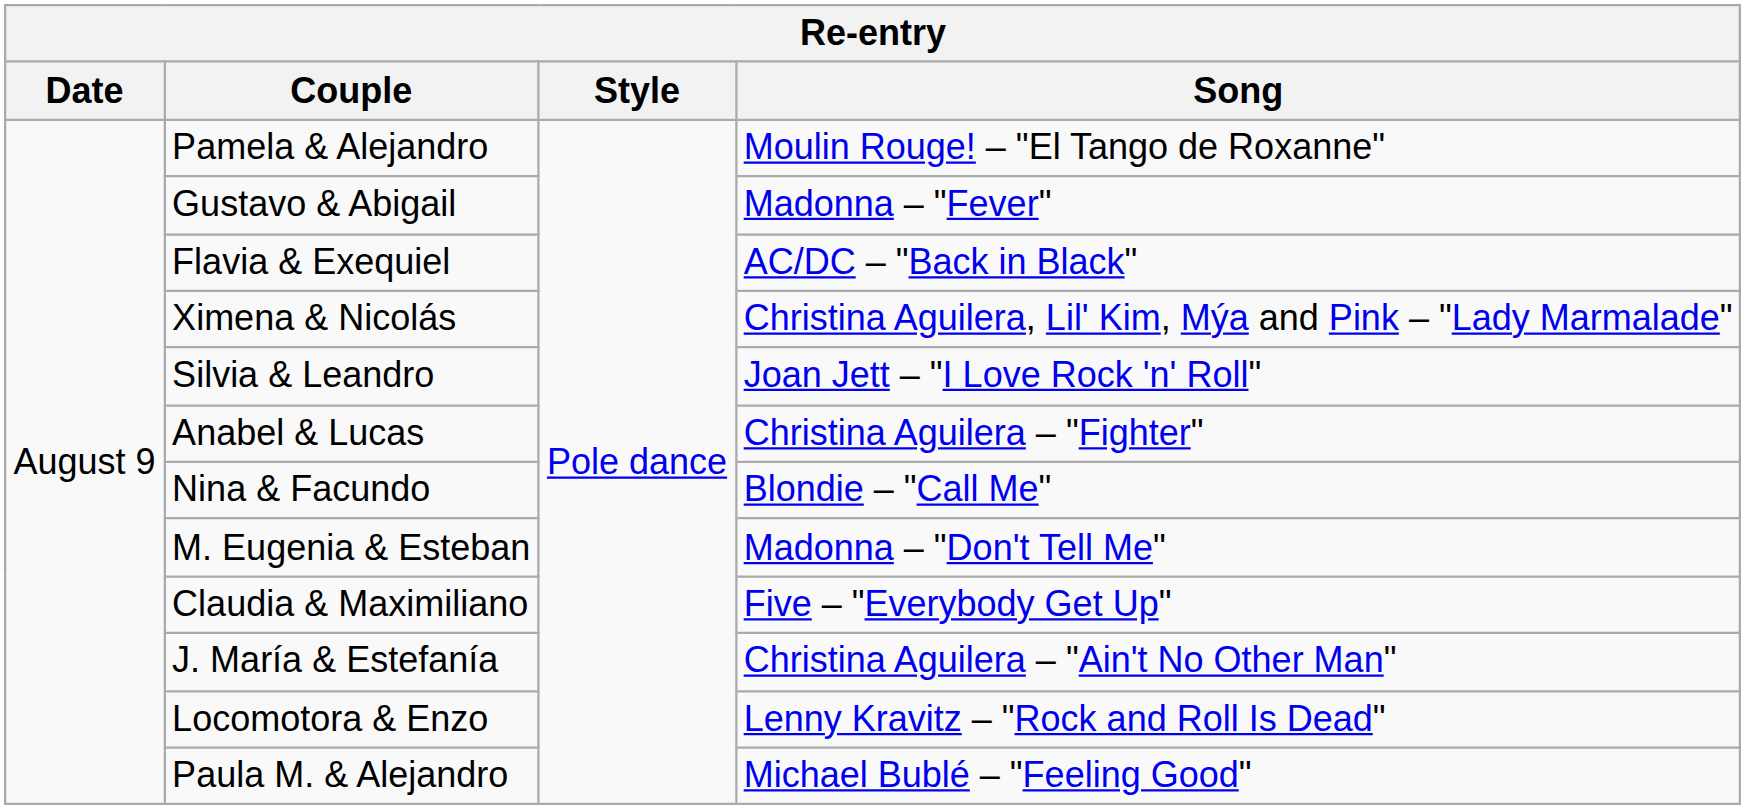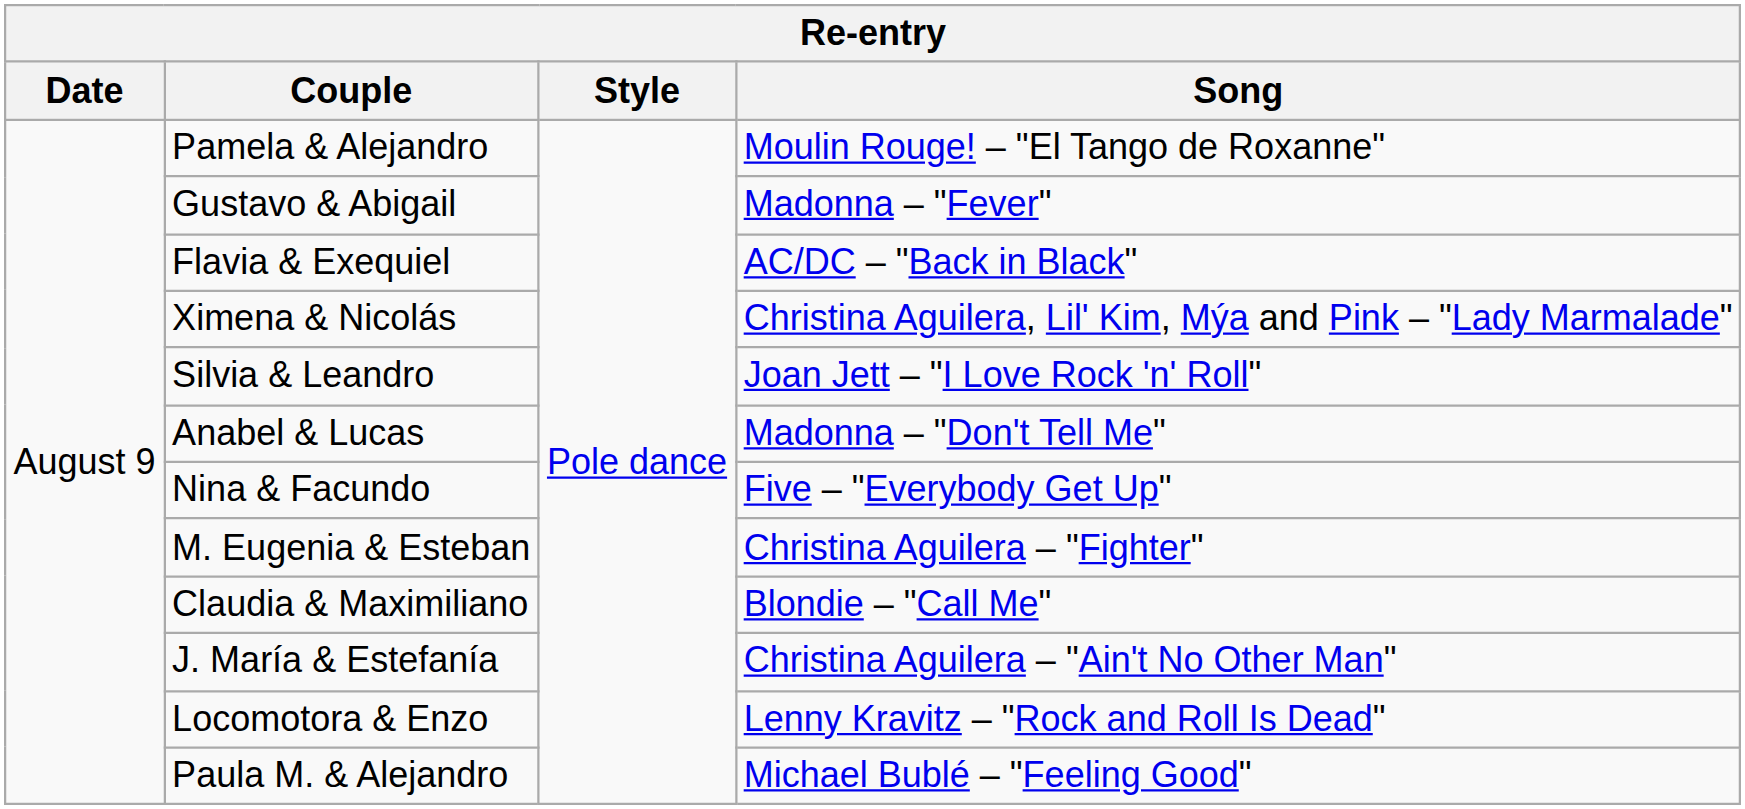(974, 432) Christina Aguilera – "Fighter" -> (955, 432) Madonna – "Don't Tell Me"
(898, 489) Blondie – "Call Me" -> (958, 489) Five – "Everybody Get Up"
(955, 546) Madonna – "Don't Tell Me" -> (974, 546) Christina Aguilera – "Fighter"
(958, 603) Five – "Everybody Get Up" -> (898, 603) Blondie – "Call Me"
